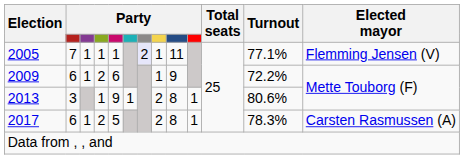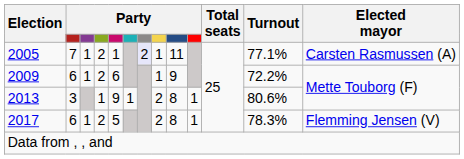(102, 53) 1 -> (102, 53) 2
(373, 53) Flemming Jensen (V) -> (381, 53) Carsten Rasmussen (A)
(381, 120) Carsten Rasmussen (A) -> (373, 120) Flemming Jensen (V)
